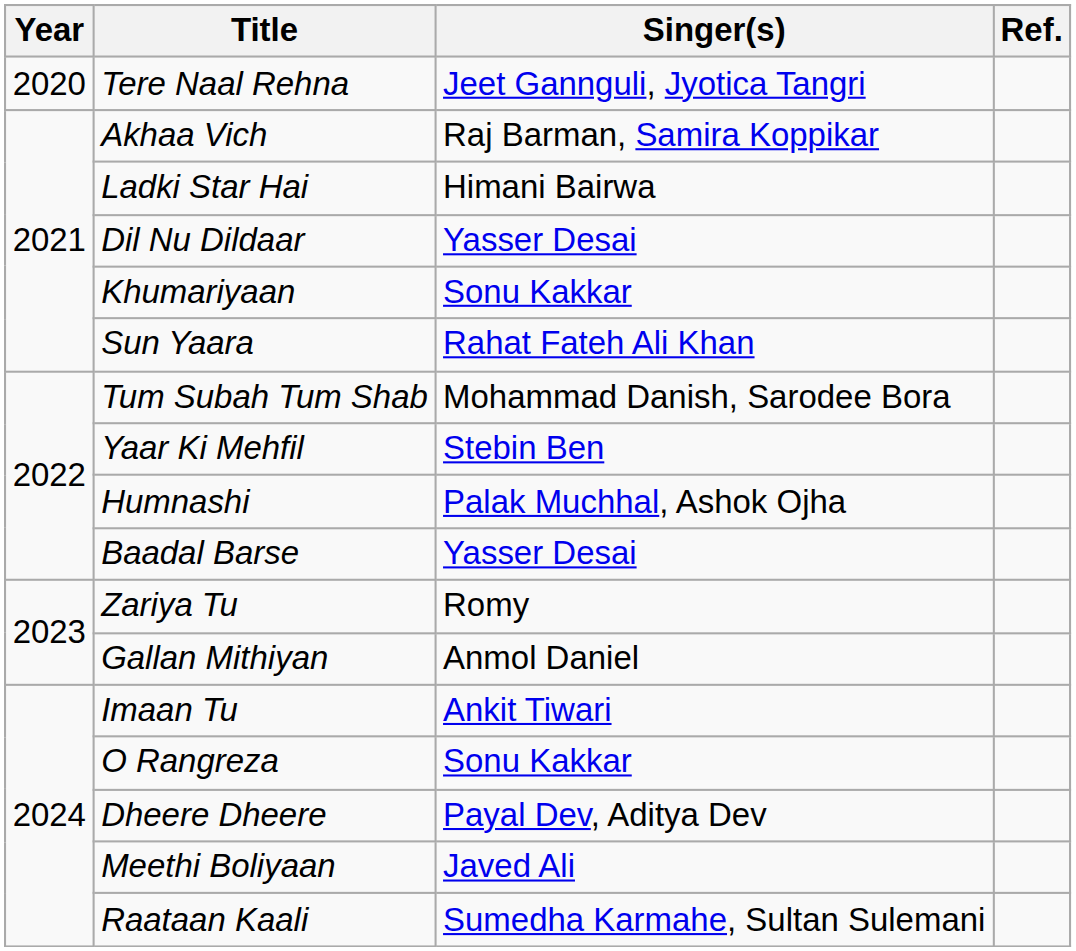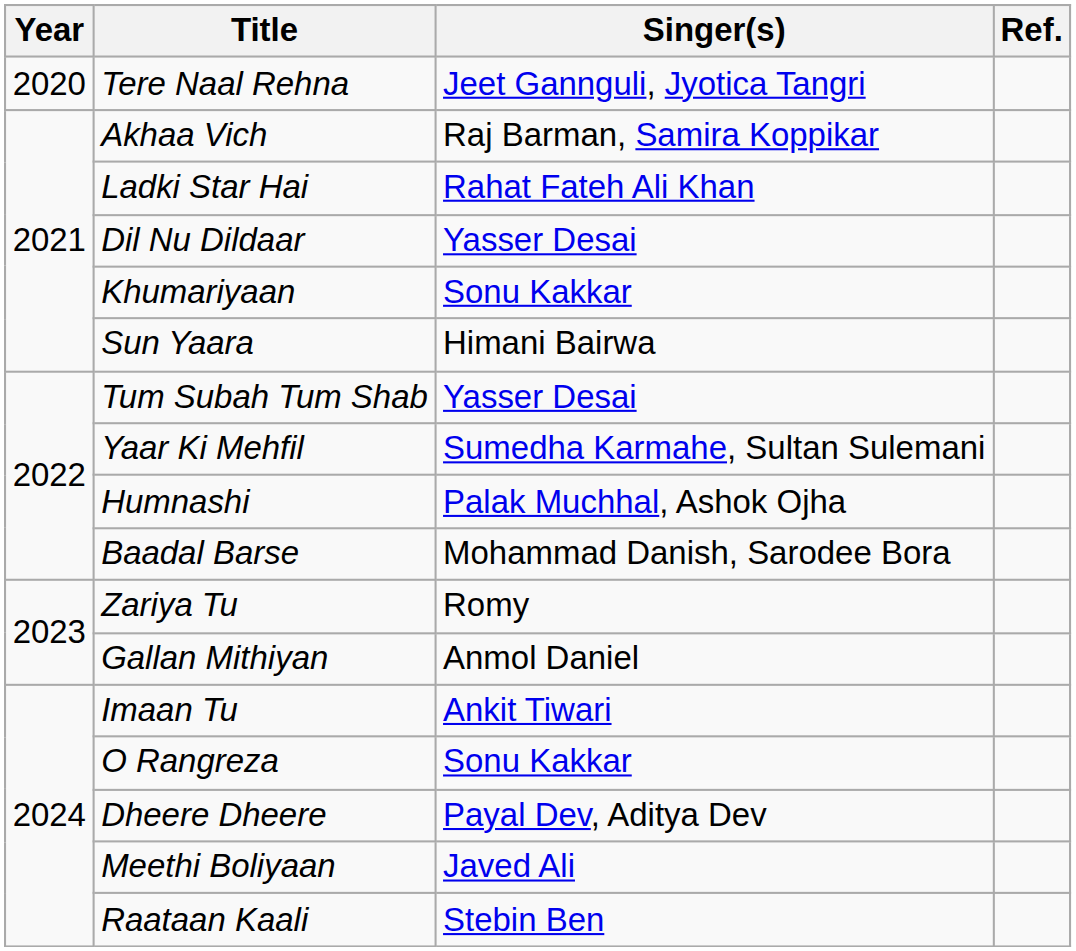(549, 187) Himani Bairwa -> (599, 187) Rahat Fateh Ali Khan
(599, 344) Rahat Fateh Ali Khan -> (549, 344) Himani Bairwa
(697, 396) Mohammad Danish, Sarodee Bora -> (540, 396) Yasser Desai
(524, 448) Stebin Ben -> (714, 448) Sumedha Karmahe, Sultan Sulemani
(540, 553) Yasser Desai -> (697, 553) Mohammad Danish, Sarodee Bora
(714, 919) Sumedha Karmahe, Sultan Sulemani -> (524, 919) Stebin Ben
